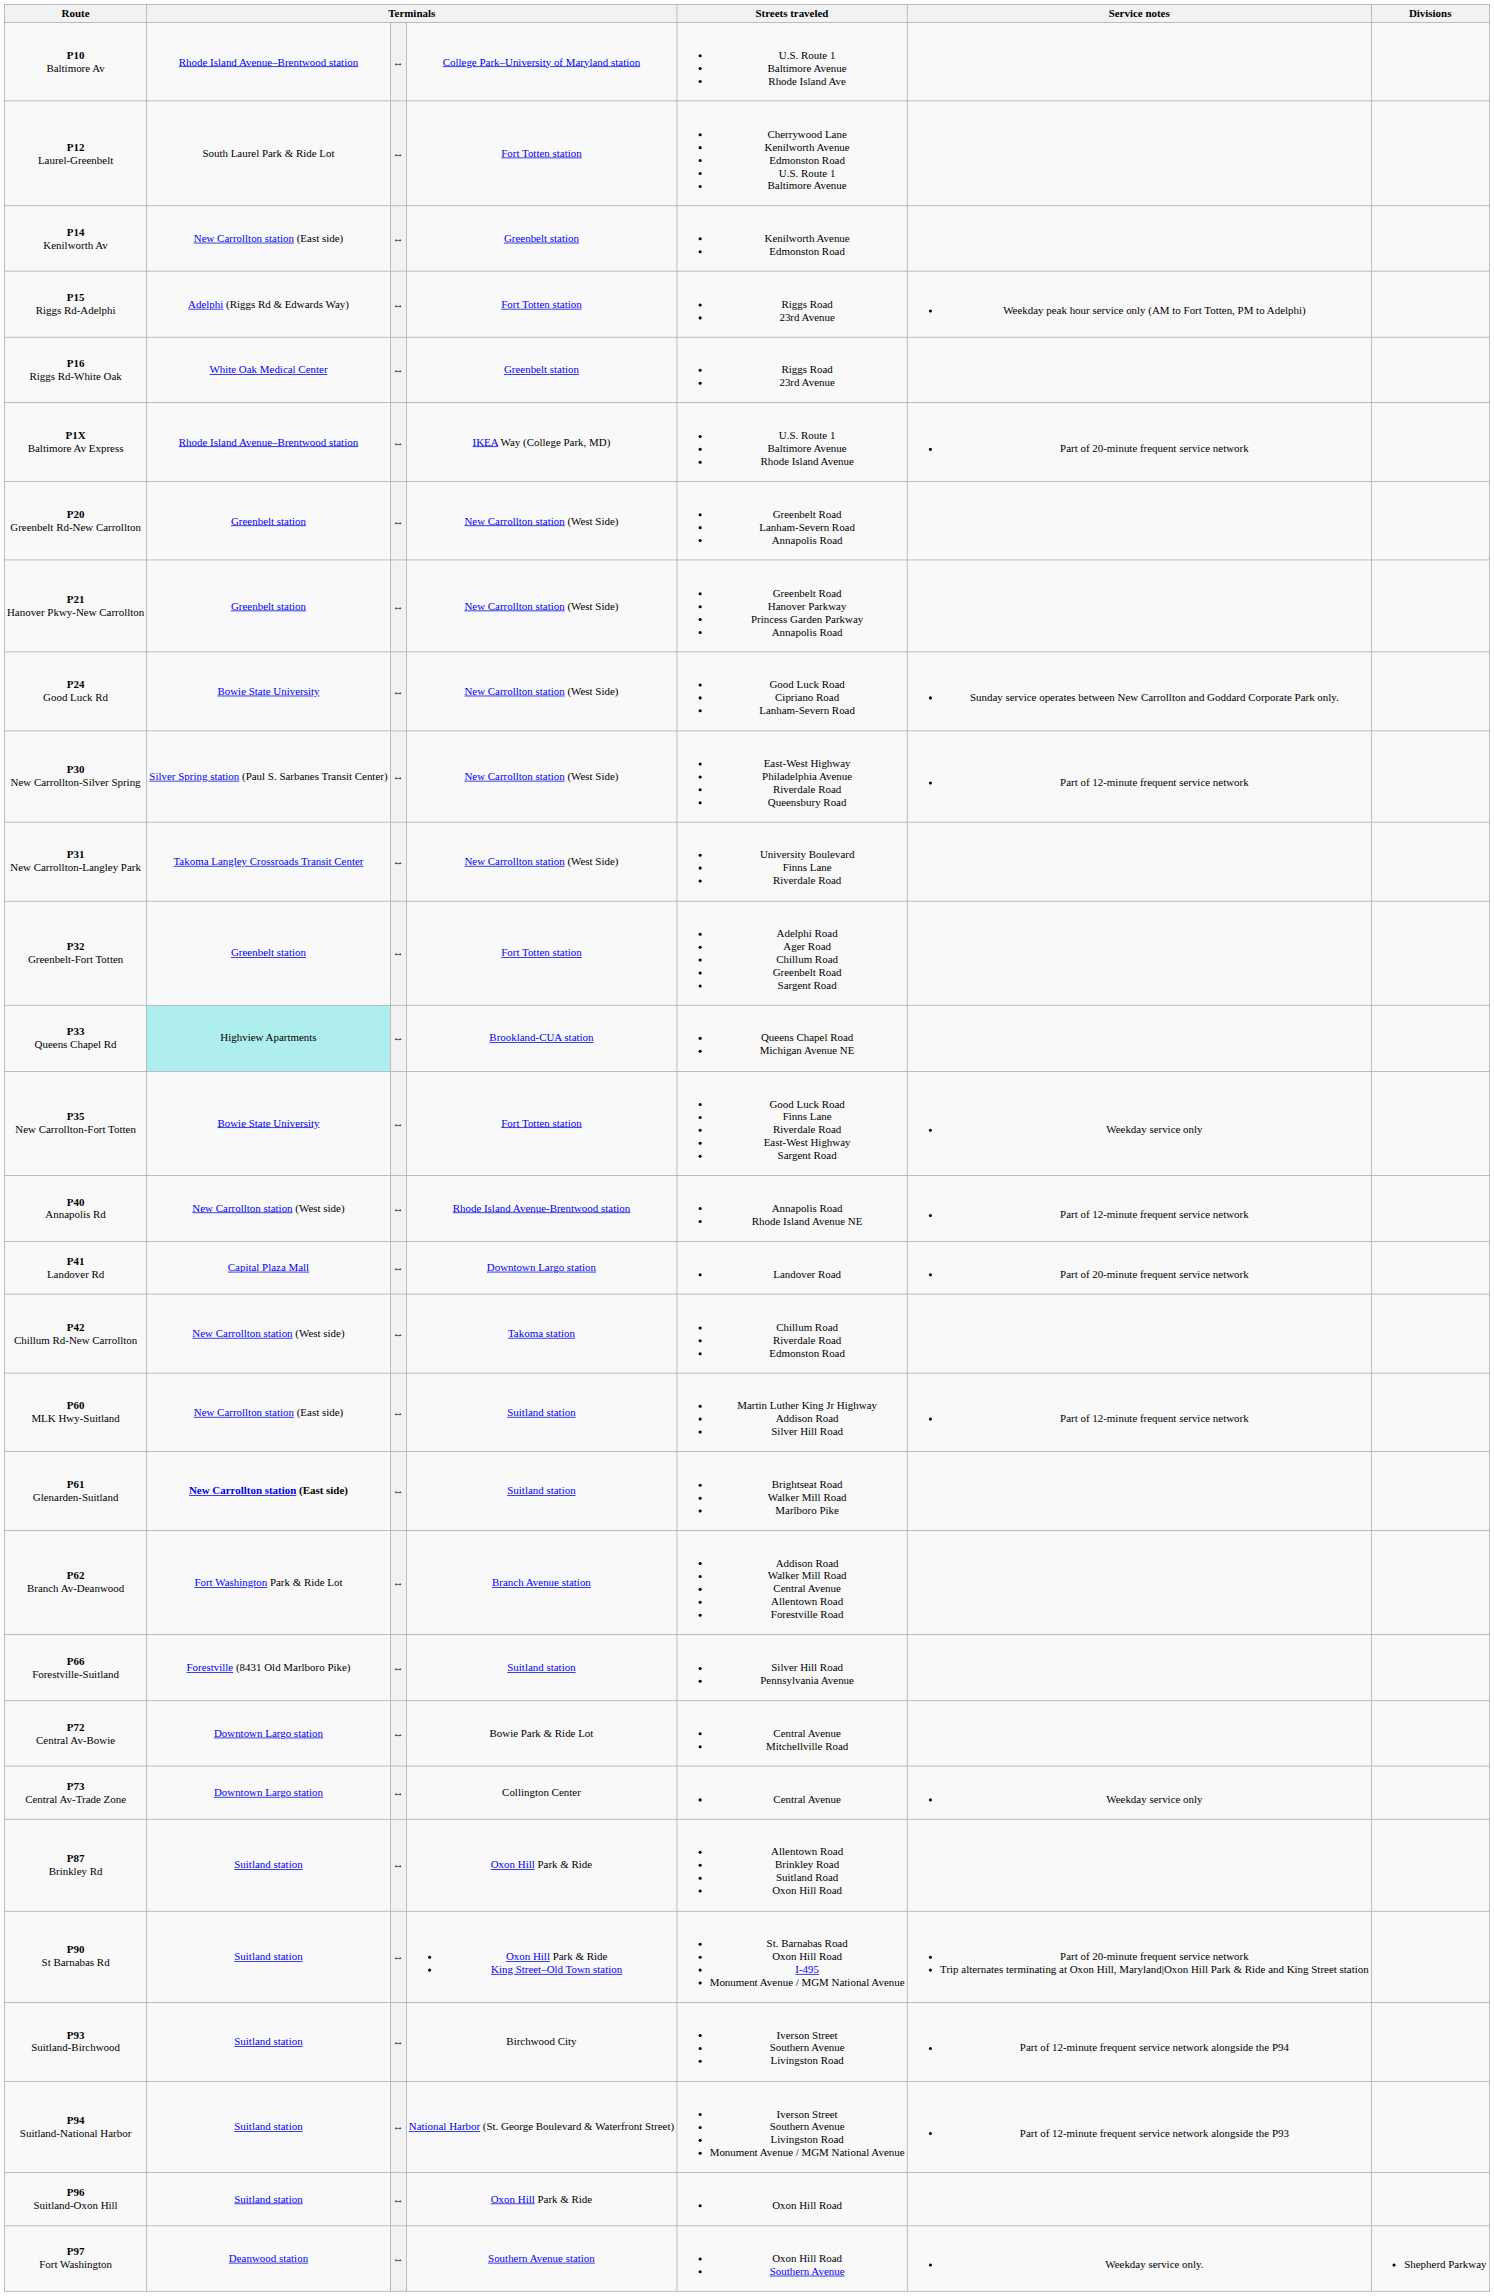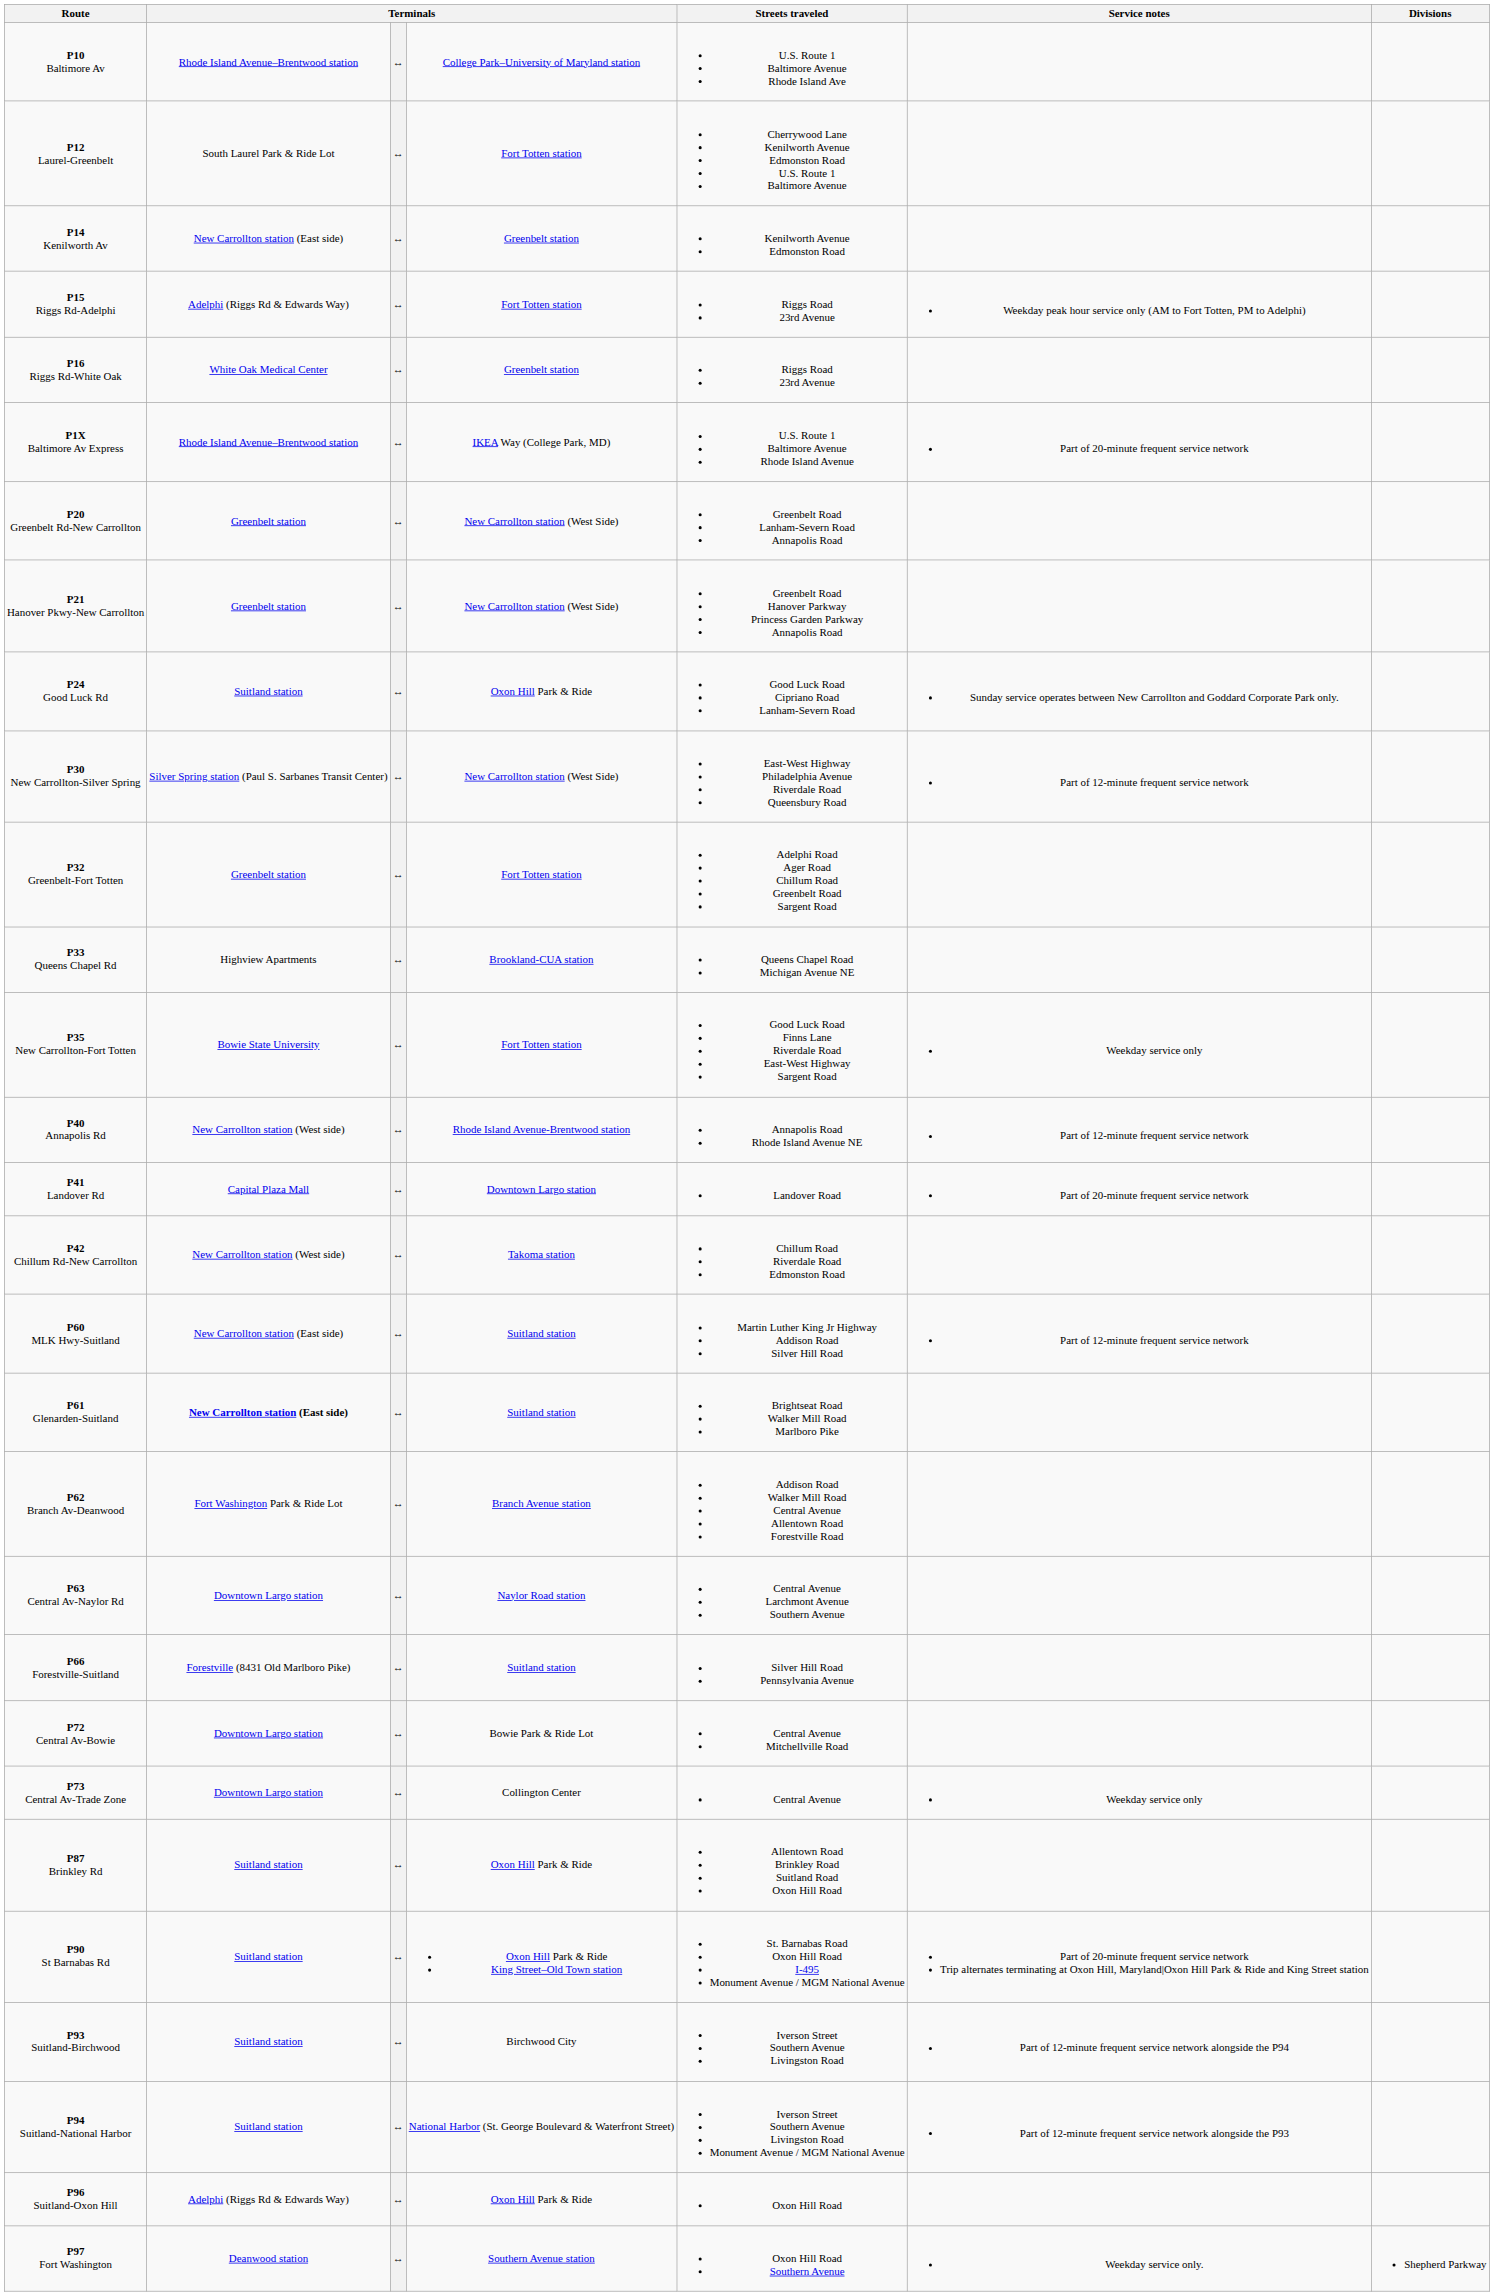(268, 691) Bowie State University -> (268, 691) Suitland station
(541, 691) New Carrollton station (West Side) -> (541, 691) Oxon Hill Park & Ride
- row: (76, 862)
(268, 1038) paleturquoise background -> (268, 960) no background
+ row: (76, 1596)
(268, 2199) Suitland station -> (268, 2199) Adelphi (Riggs Rd & Edwards Way)
